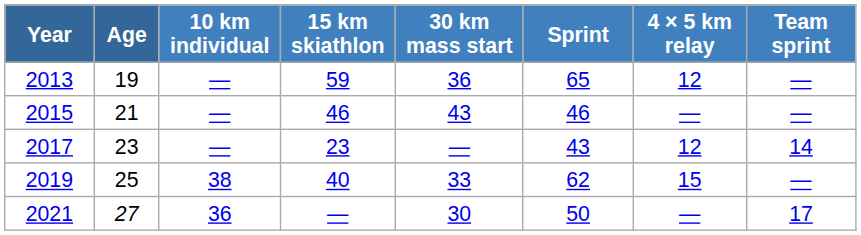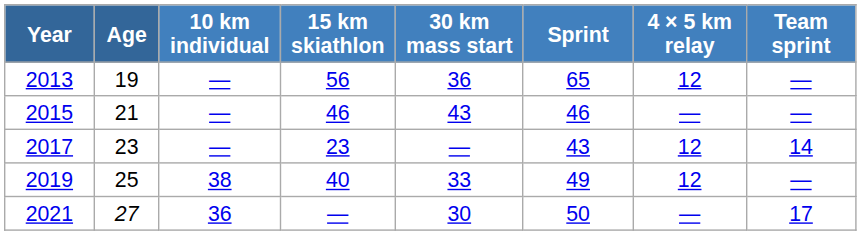(338, 79) 59 -> (338, 79) 56
(578, 180) 62 -> (578, 180) 49
(690, 180) 15 -> (690, 180) 12
